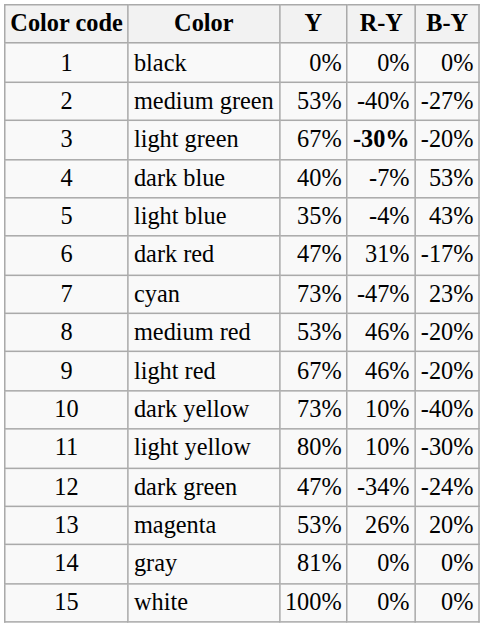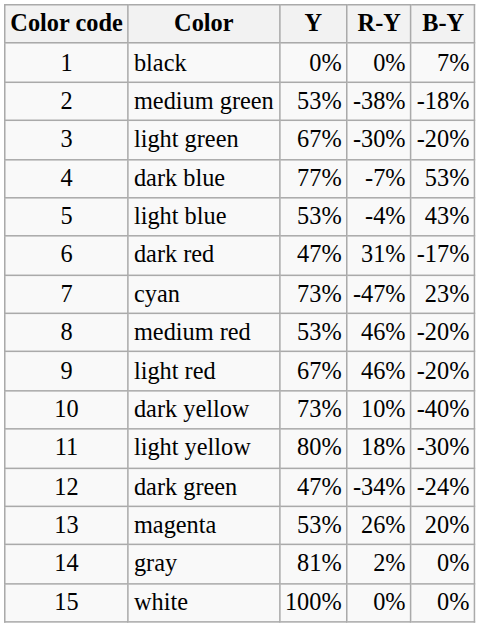(457, 62) 0% -> (453, 62) 7%
(383, 100) -40% -> (379, 100) -38%
(447, 100) -27% -> (443, 100) -18%
(381, 139) bold -> (379, 139) normal
(319, 178) 40% -> (319, 178) 77%
(319, 216) 35% -> (319, 216) 53%
(387, 448) 10% -> (383, 448) 18%
(393, 563) 0% -> (389, 563) 2%
